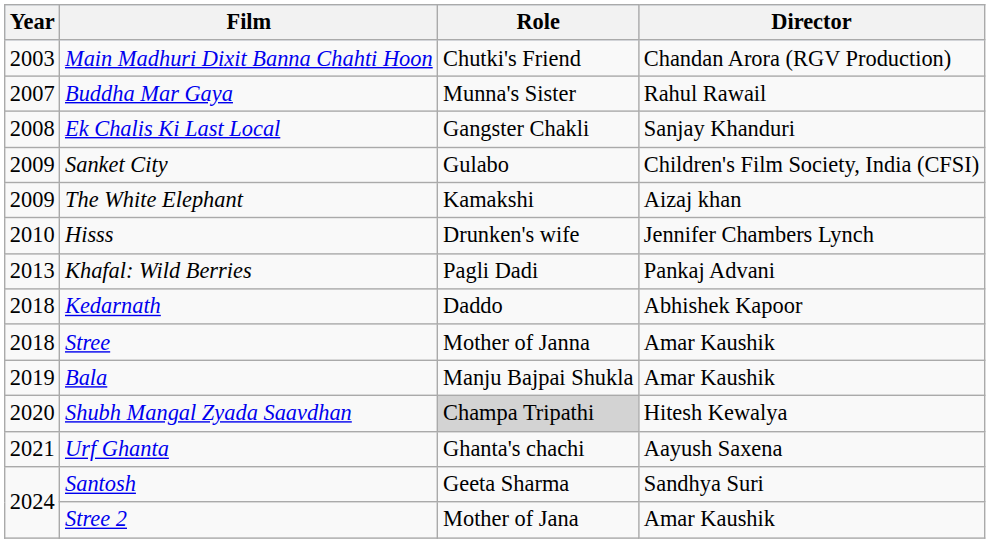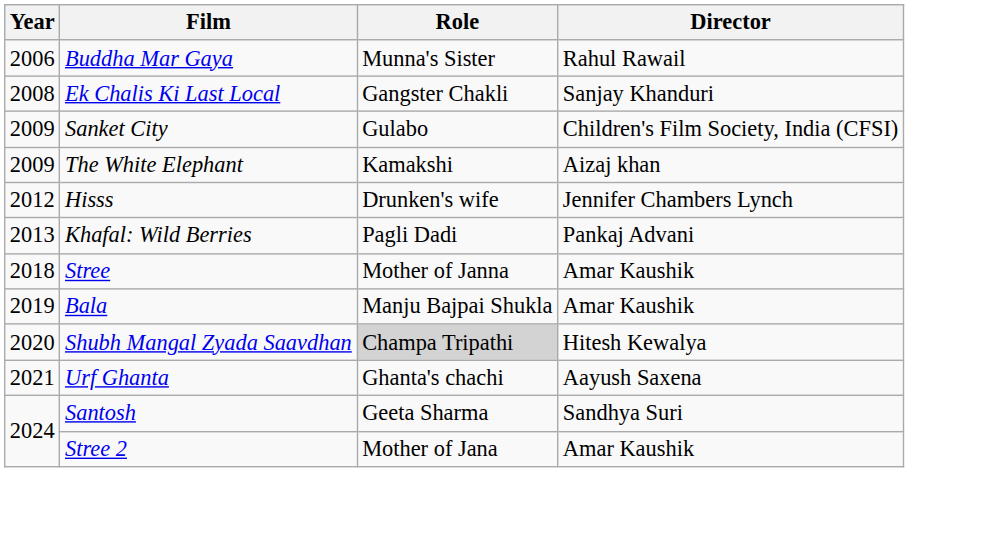- row: (249, 57)
(32, 93) 2007 -> (32, 57) 2006
(32, 235) 2010 -> (32, 199) 2012
- row: (113, 306)
